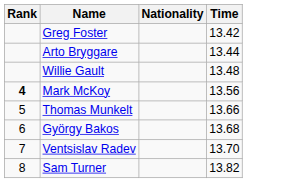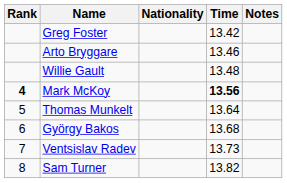+ column: (262, 14)
(224, 52) 13.44 -> (224, 52) 13.46
(224, 91) normal -> (224, 91) bold
(224, 110) 13.66 -> (224, 110) 13.64
(224, 149) 13.70 -> (224, 149) 13.73
